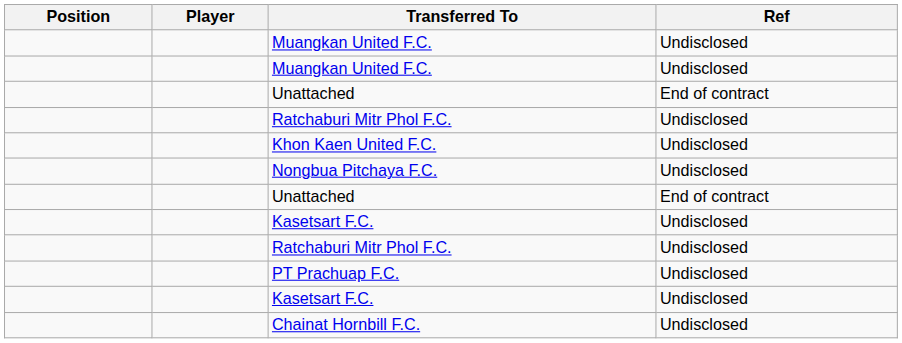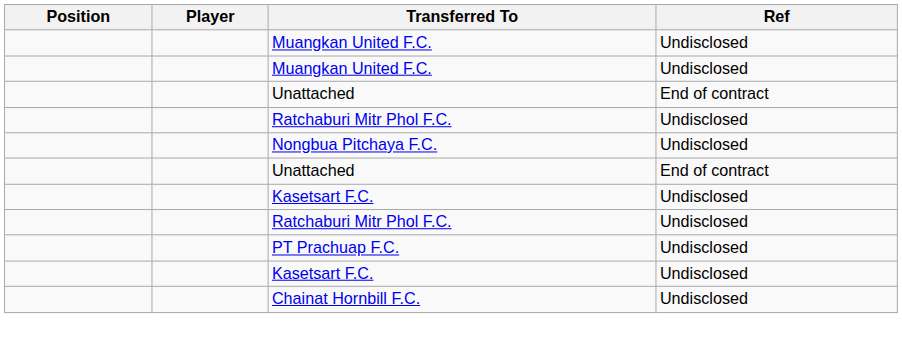- row: (354, 145)
